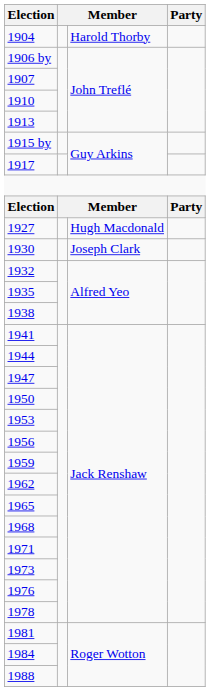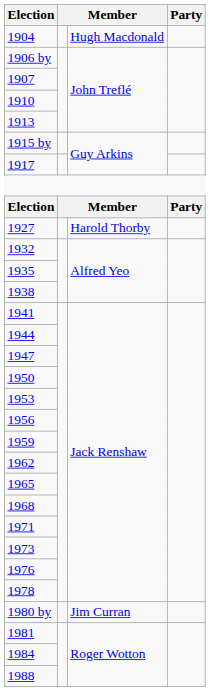(110, 36) Harold Thorby -> (117, 36) Hugh Macdonald
(117, 228) Hugh Macdonald -> (110, 228) Harold Thorby
- row: (21, 249)
+ row: (29, 611)
